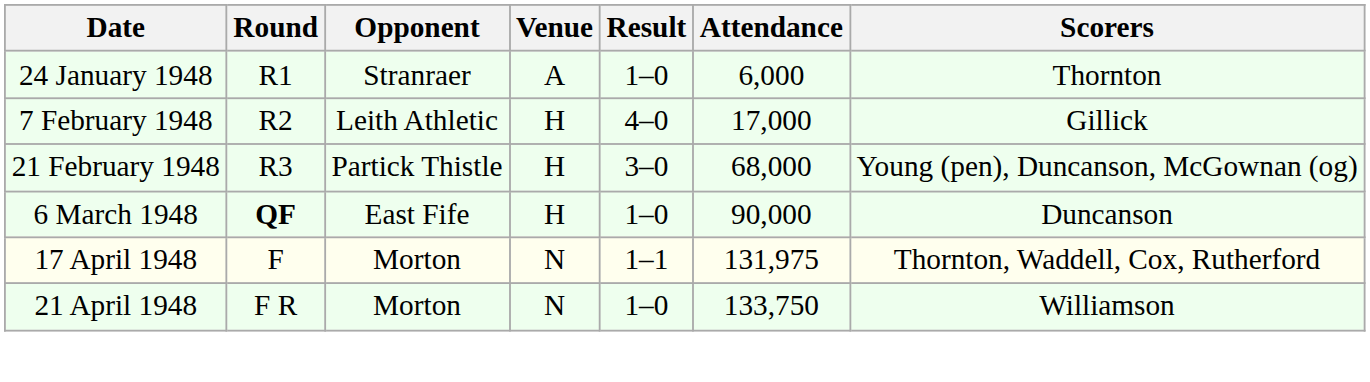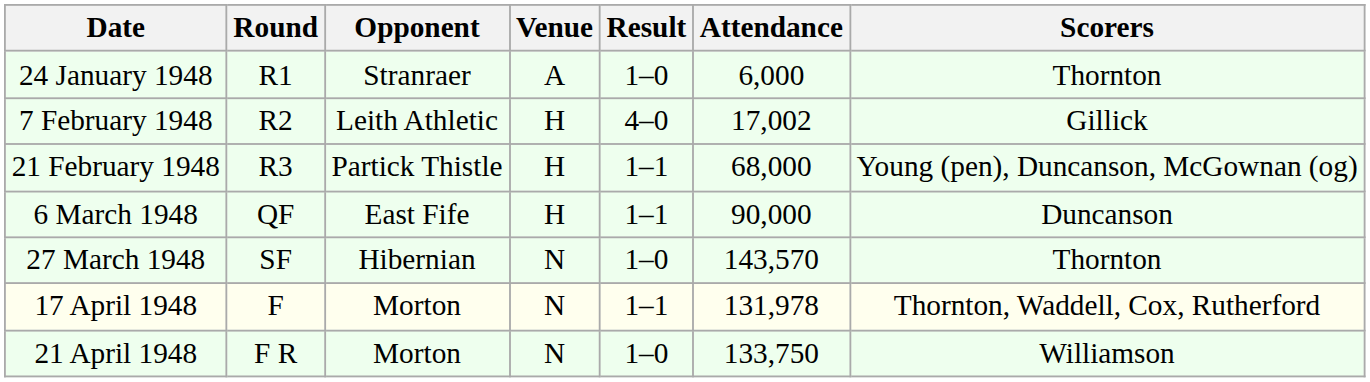(771, 120) 17,000 -> (771, 120) 17,002
(646, 167) 3–0 -> (646, 167) 1–1
(276, 213) bold -> (276, 213) normal
(646, 213) 1–0 -> (646, 213) 1–1
+ row: (116, 259)
(771, 259) 131,975 -> (771, 306) 131,978
